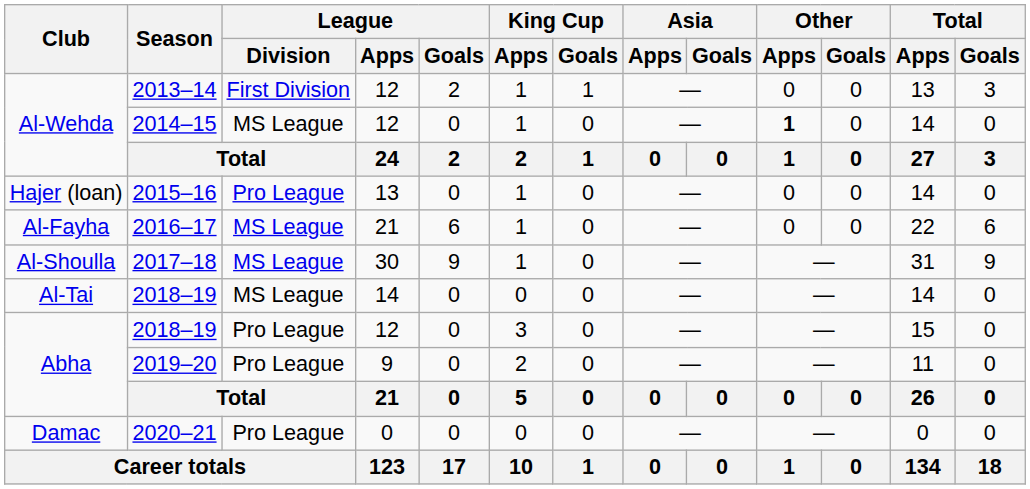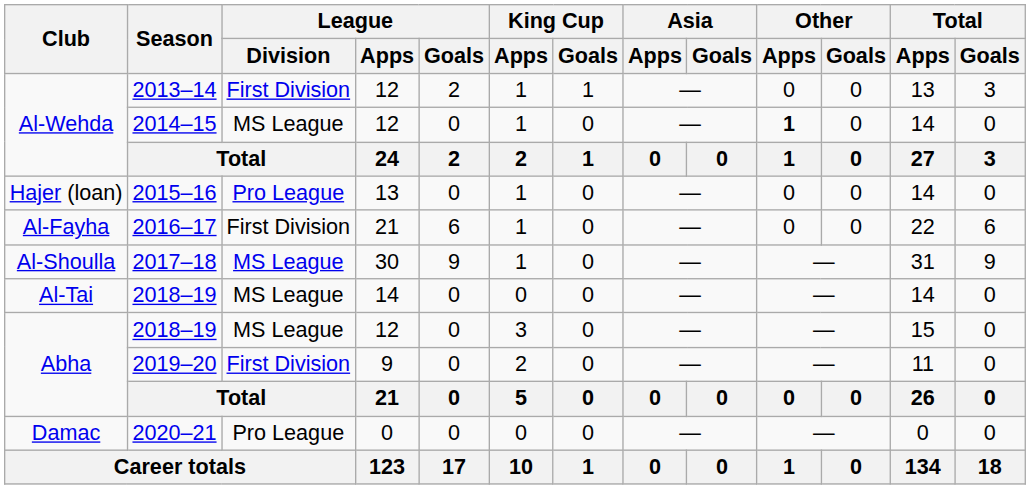(288, 227) MS League -> (288, 227) First Division
(288, 329) Pro League -> (288, 329) MS League
(288, 364) Pro League -> (288, 364) First Division
